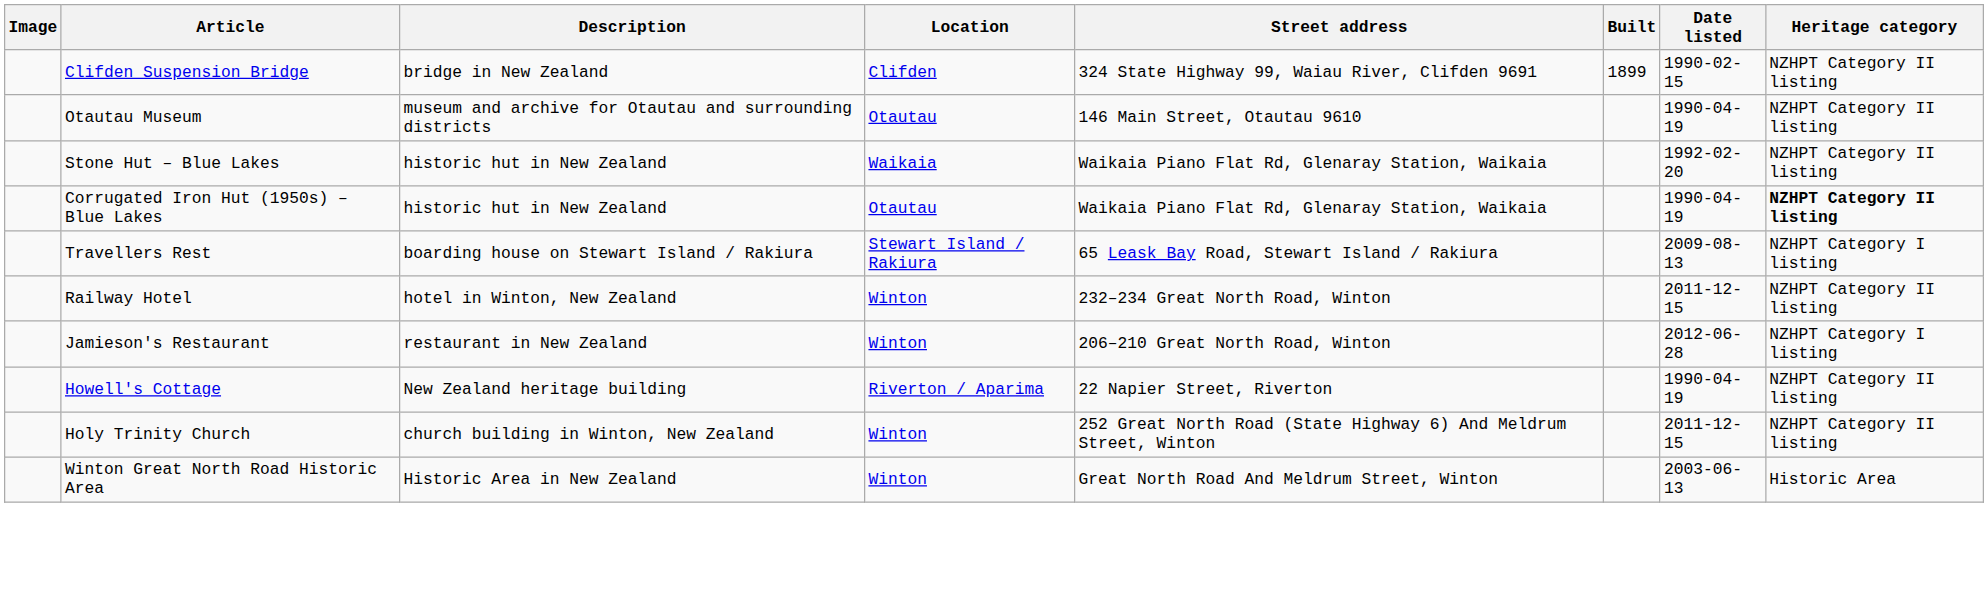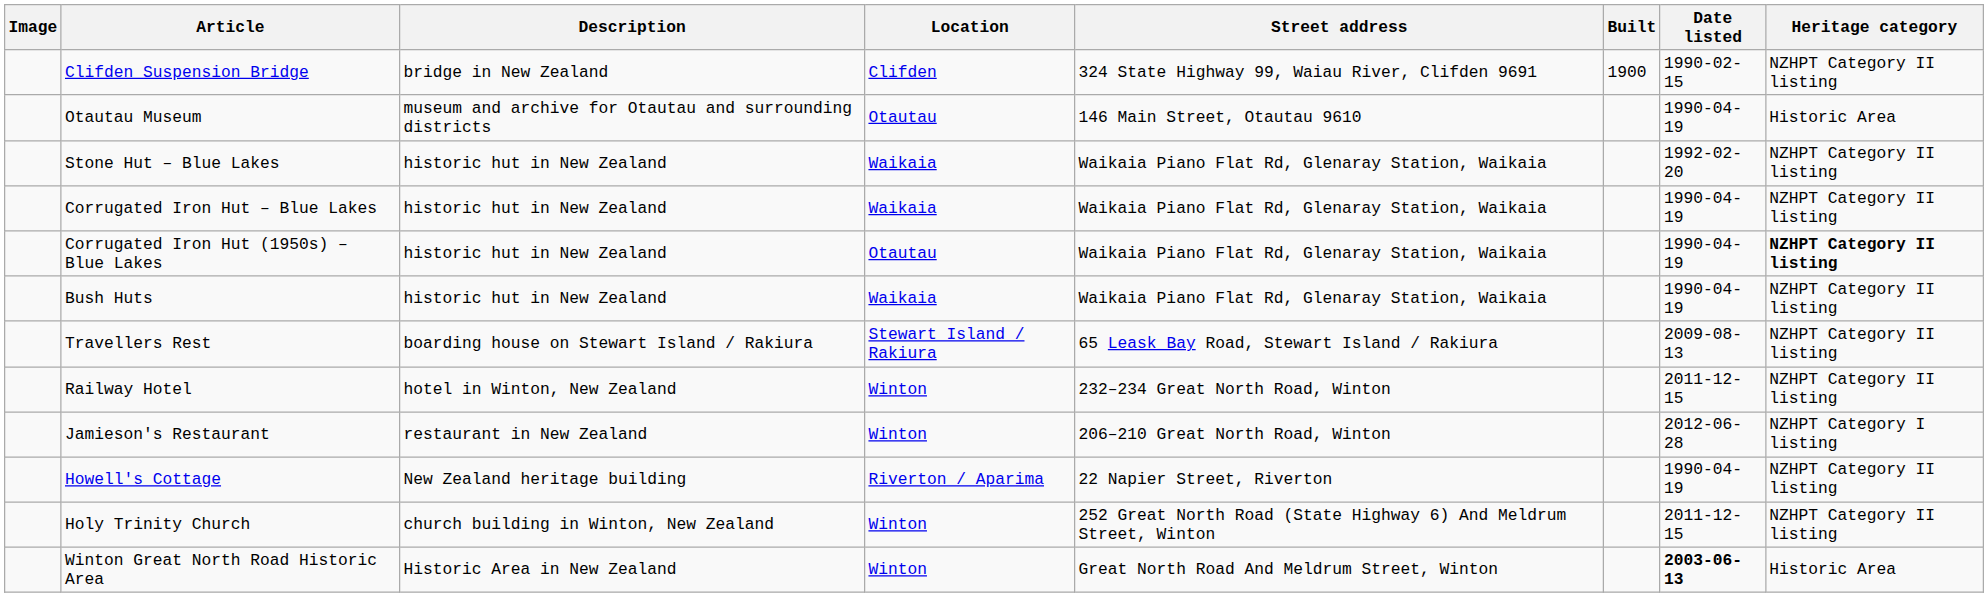(1627, 72) 1899 -> (1627, 72) 1900
(1852, 118) NZHPT Category II listing -> (1833, 118) Historic Area
+ row: (221, 208)
+ row: (109, 299)
(1847, 253) NZHPT Category I listing -> (1852, 344) NZHPT Category II listing
(1703, 480) normal -> (1703, 570) bold
